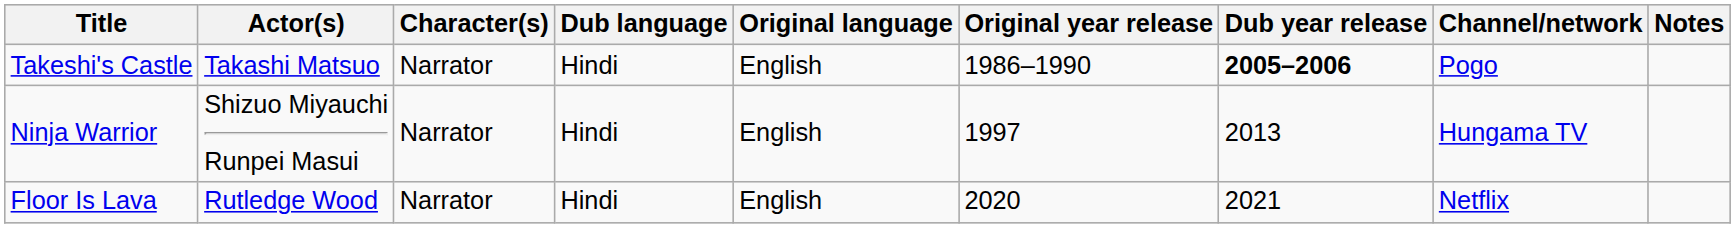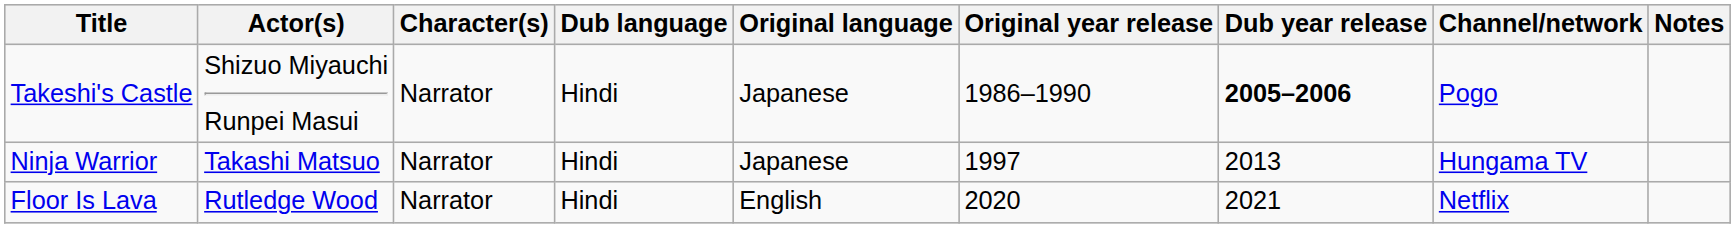(292, 64) Takashi Matsuo -> (296, 93) Shizuo Miyauchi Runpei Masui
(781, 64) English -> (794, 93) Japanese
(296, 133) Shizuo Miyauchi Runpei Masui -> (292, 161) Takashi Matsuo
(781, 133) English -> (794, 161) Japanese
